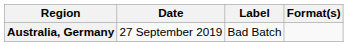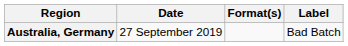columns swapped: (314, 13) <-> (254, 13)
